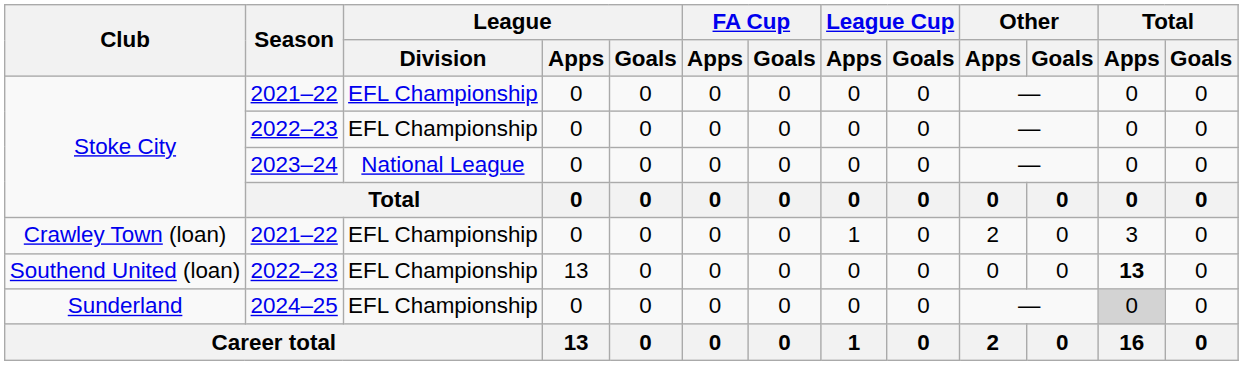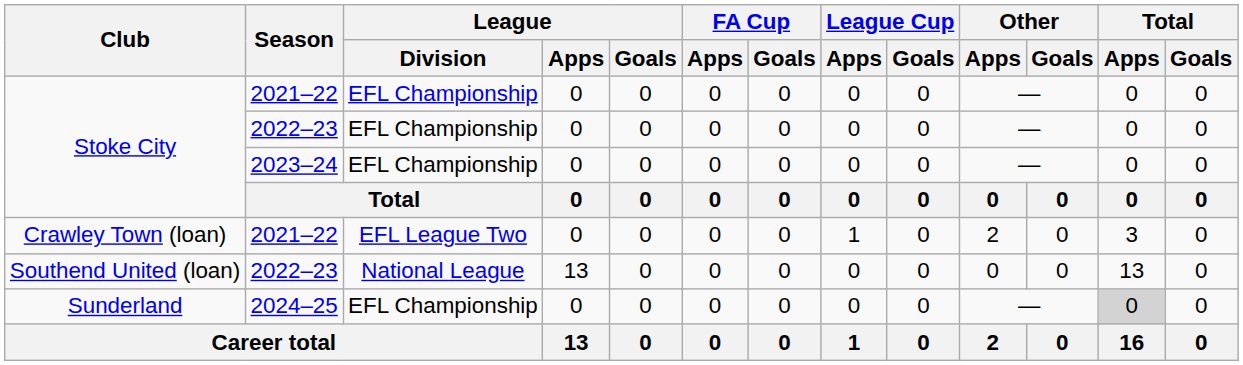(443, 164) National League -> (443, 164) EFL Championship
(443, 235) EFL Championship -> (443, 235) EFL League Two
(443, 270) EFL Championship -> (443, 270) National League
(1132, 270) bold -> (1132, 270) normal
